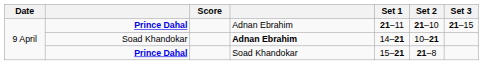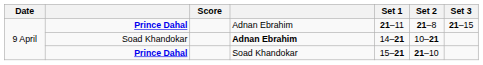(427, 26) 21–10 -> (427, 26) 21–8
(427, 53) 21–8 -> (427, 53) 21–10
